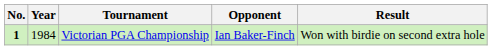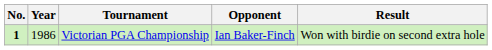(43, 35) 1984 -> (43, 35) 1986
